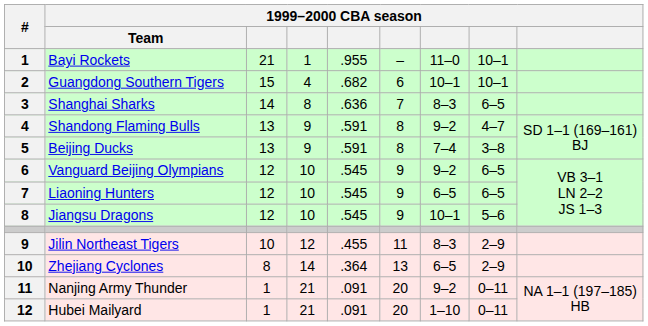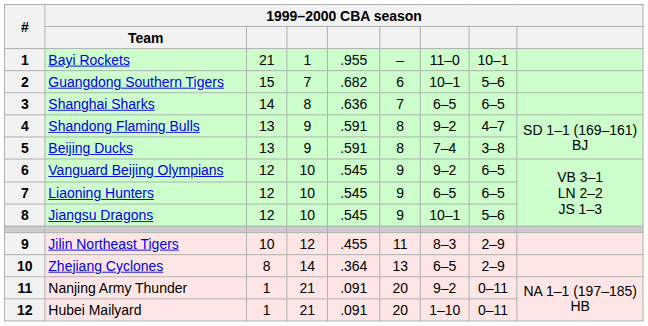(307, 82) 4 -> (307, 82) 7
(493, 82) 10–1 -> (493, 82) 5–6
(445, 104) 8–3 -> (445, 104) 6–5
